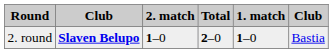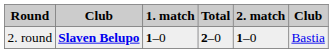columns swapped: (261, 15) <-> (170, 15)
